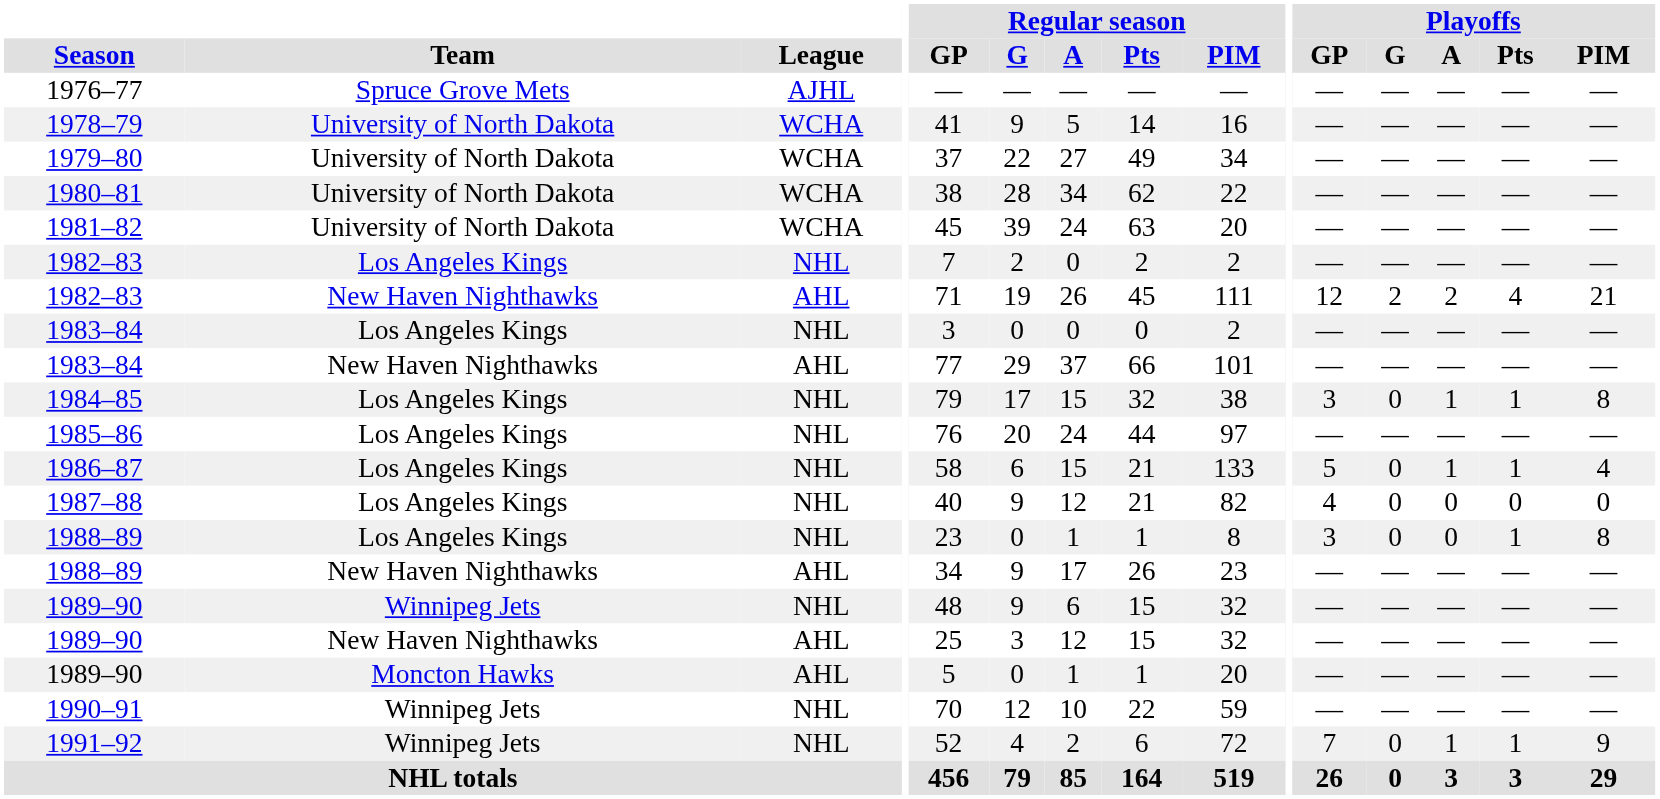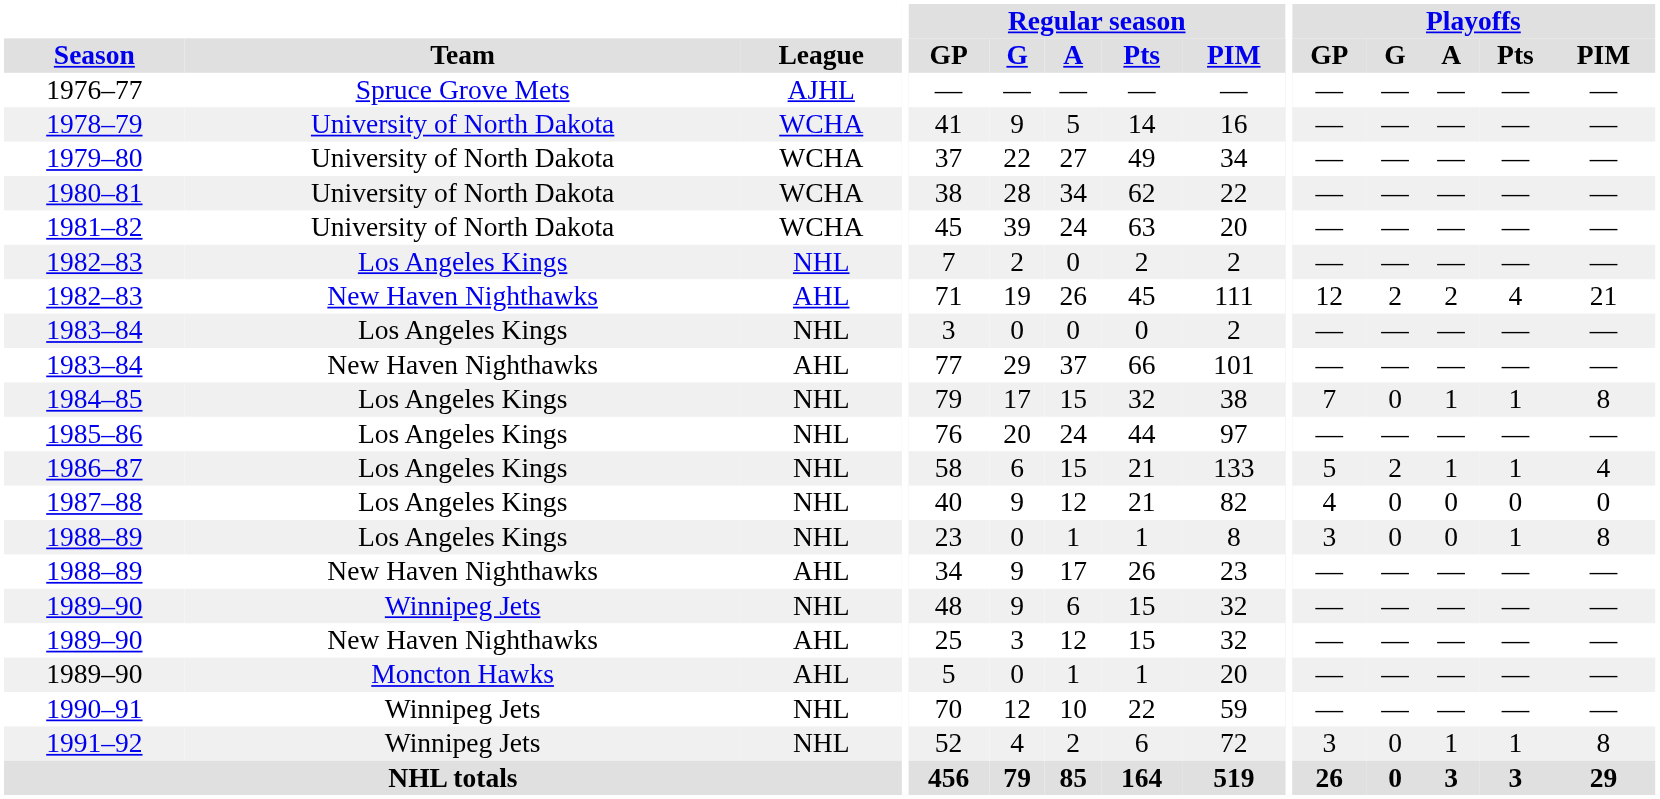(1329, 399) 3 -> (1329, 399) 7
(1395, 468) 0 -> (1395, 468) 2
(1329, 743) 7 -> (1329, 743) 3
(1603, 743) 9 -> (1603, 743) 8
